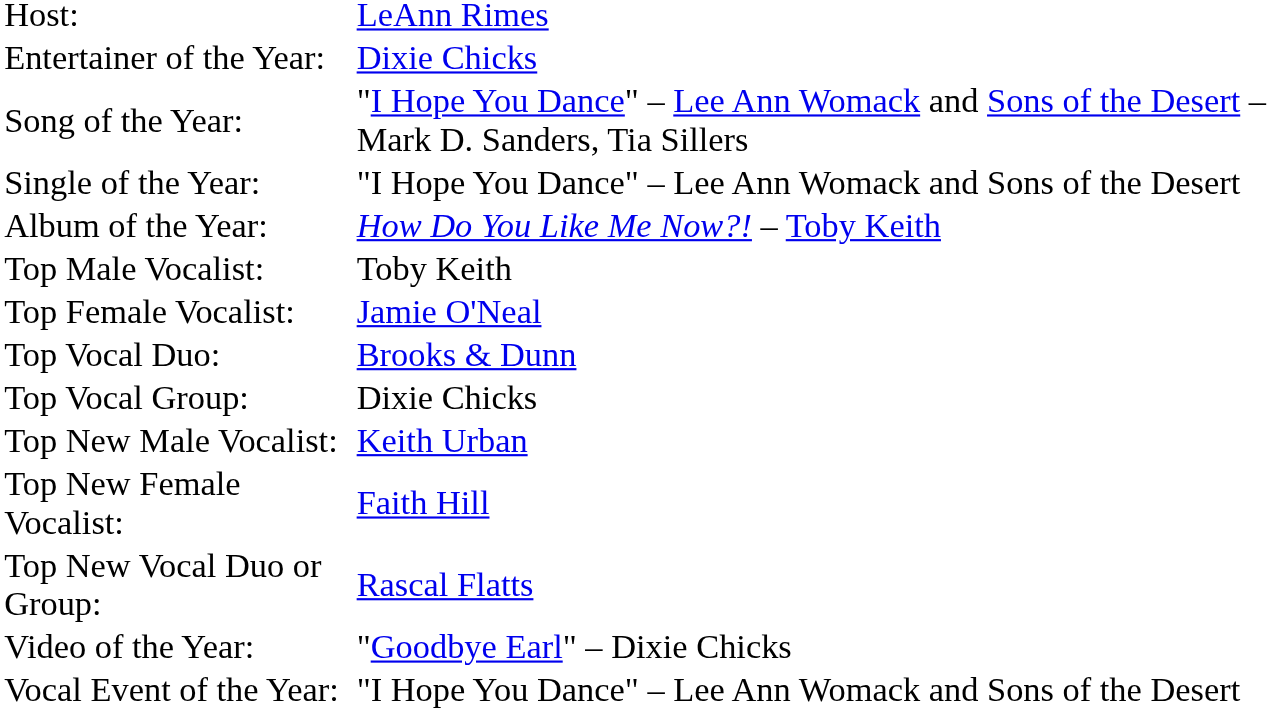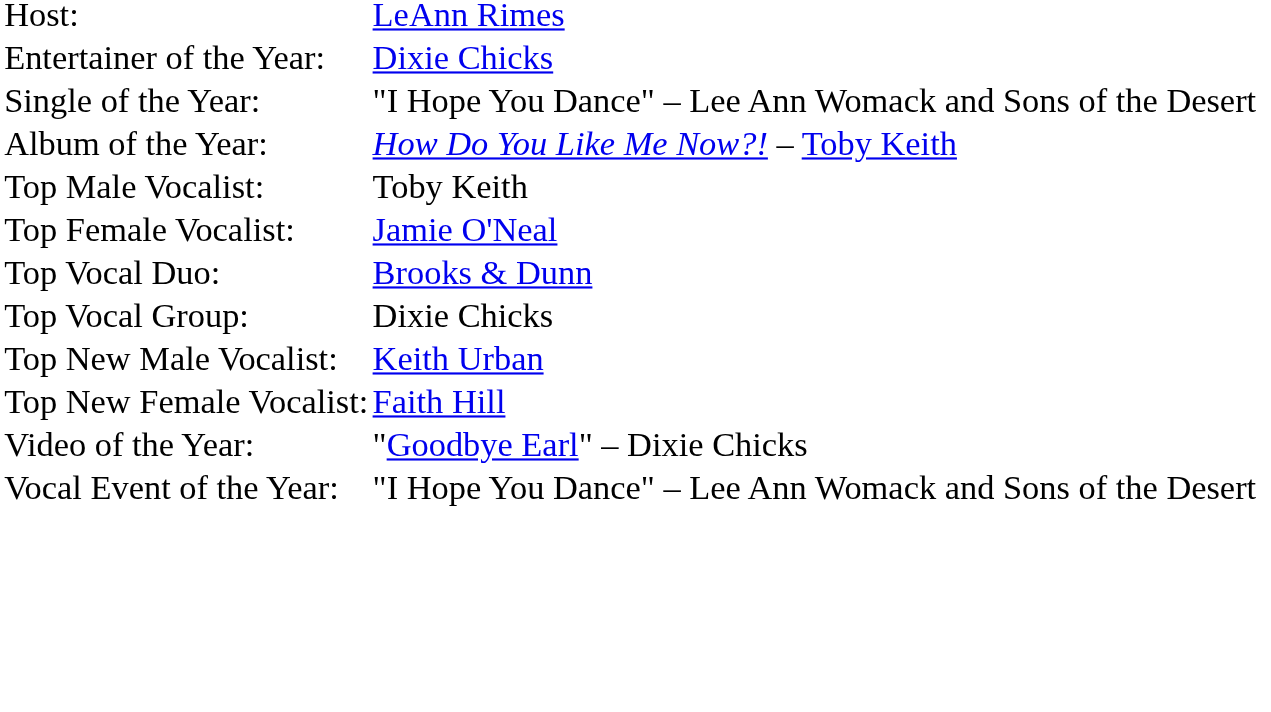- row: (124, 120)
- row: (163, 584)
